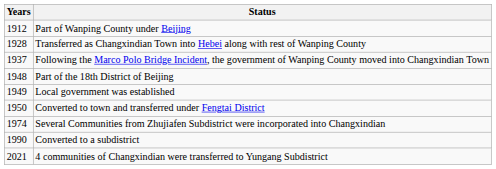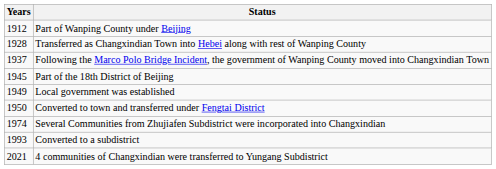(17, 76) 1948 -> (17, 76) 1945
(17, 140) 1990 -> (17, 140) 1993
